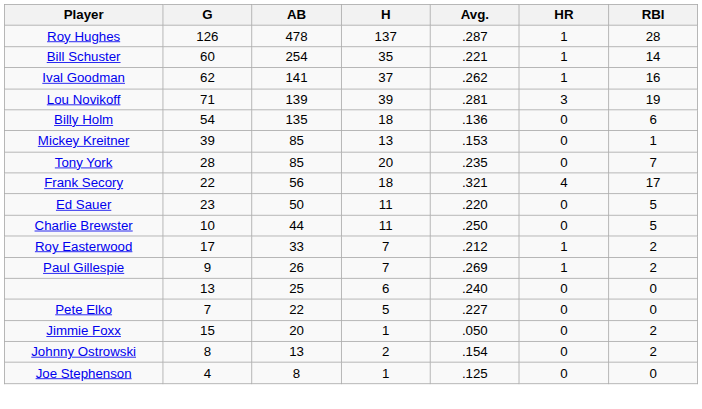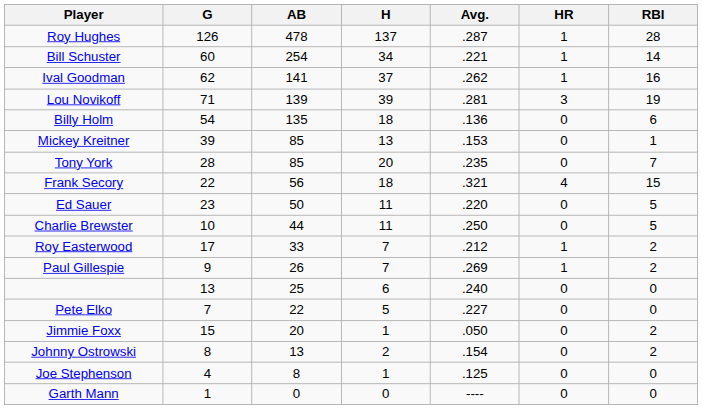(386, 57) 35 -> (386, 57) 34
(653, 183) 17 -> (653, 183) 15
+ row: (84, 394)
